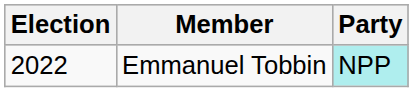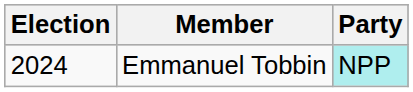(39, 65) 2022 -> (39, 65) 2024
